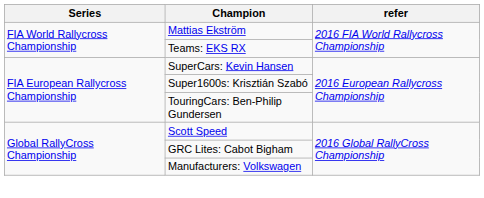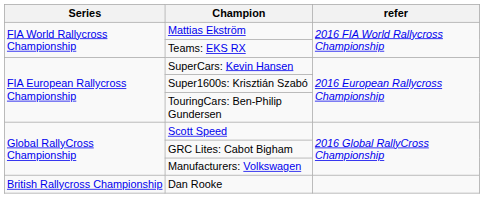+ row: (195, 184)
